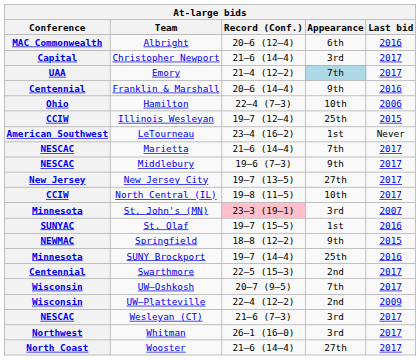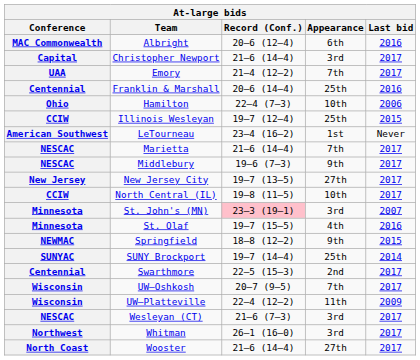(336, 73) lightblue background -> (336, 73) no background
(336, 88) 9th -> (336, 88) 25th
(57, 226) SUNYAC -> (57, 226) Minnesota
(336, 226) 1st -> (336, 226) 4th
(57, 256) Minnesota -> (57, 256) SUNYAC
(391, 256) 2016 -> (391, 256) 2014
(336, 302) 2nd -> (336, 302) 11th
